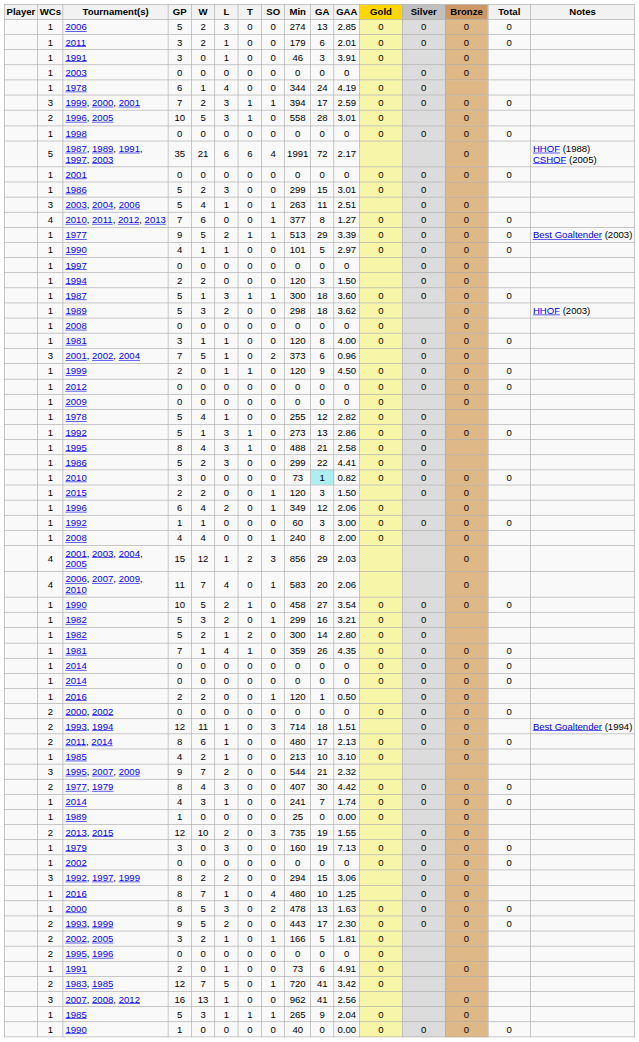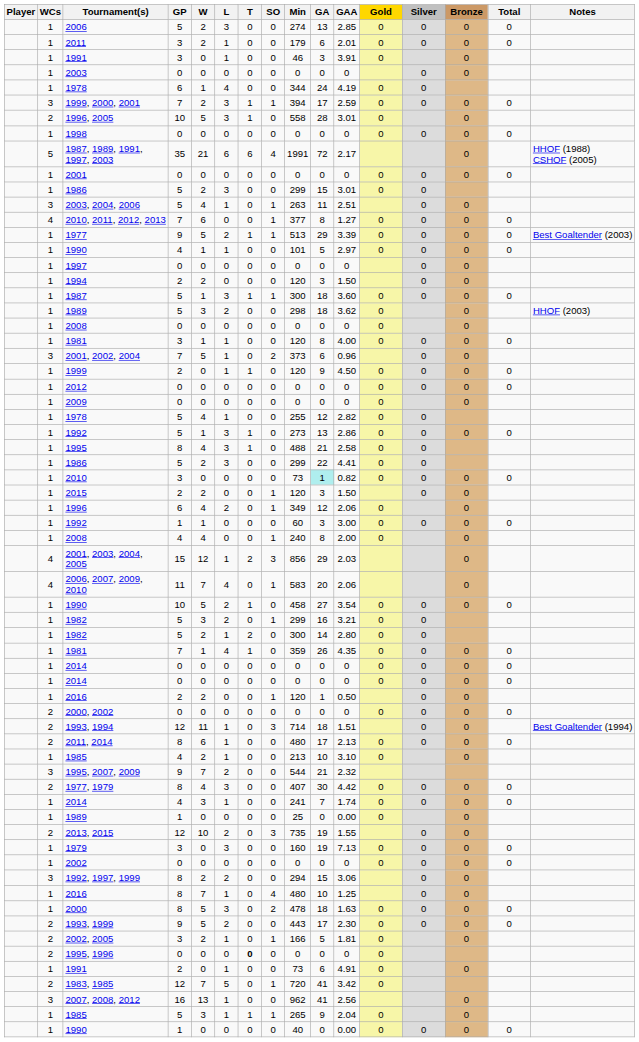(322, 908) 13 -> (322, 908) 18
(250, 954) normal -> (250, 954) bold
